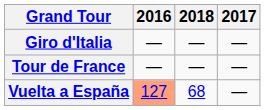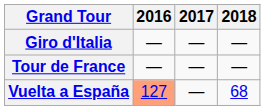columns swapped: (239, 17) <-> (197, 17)
